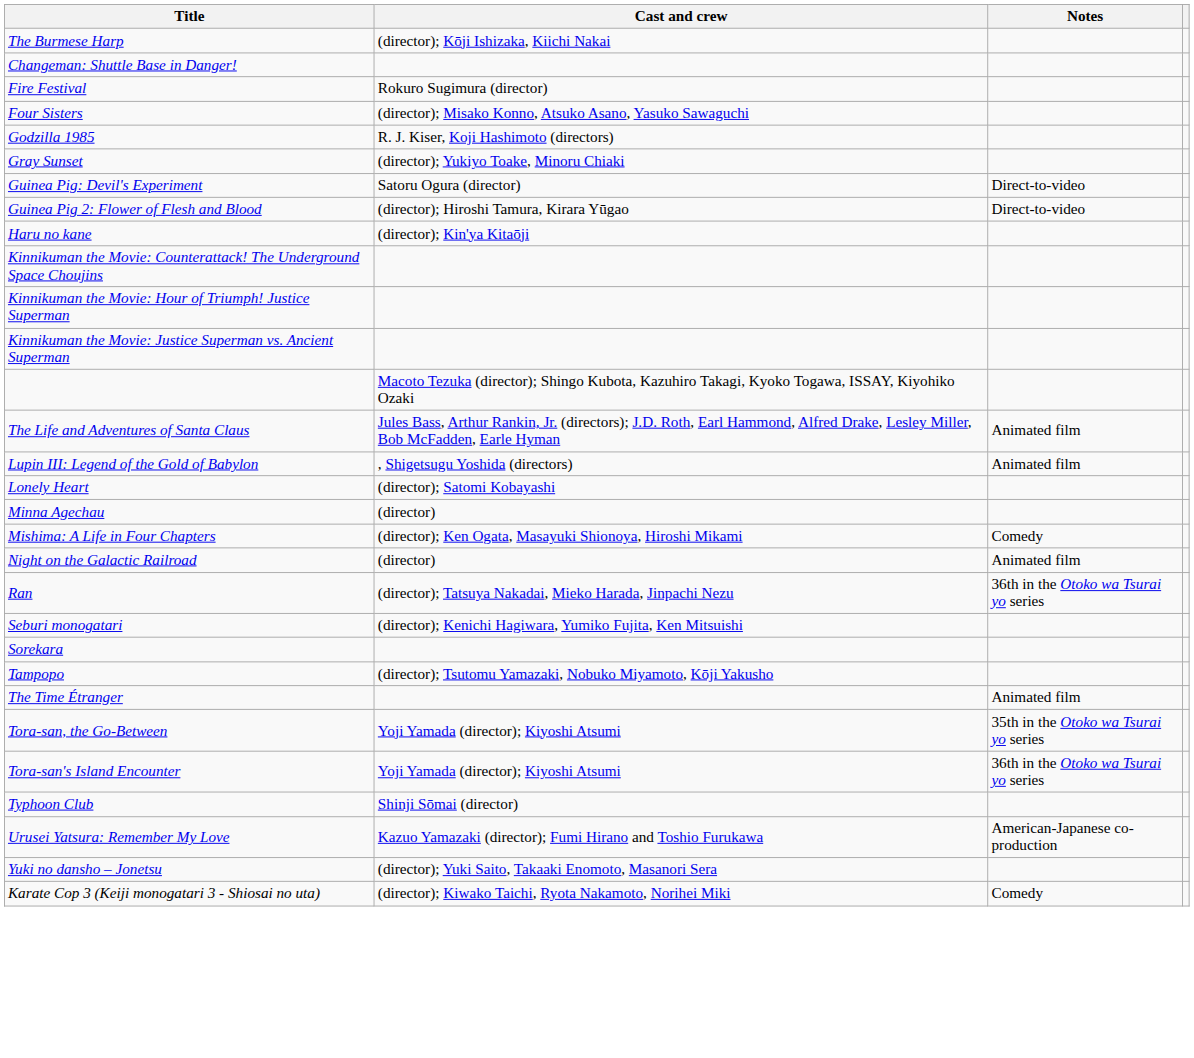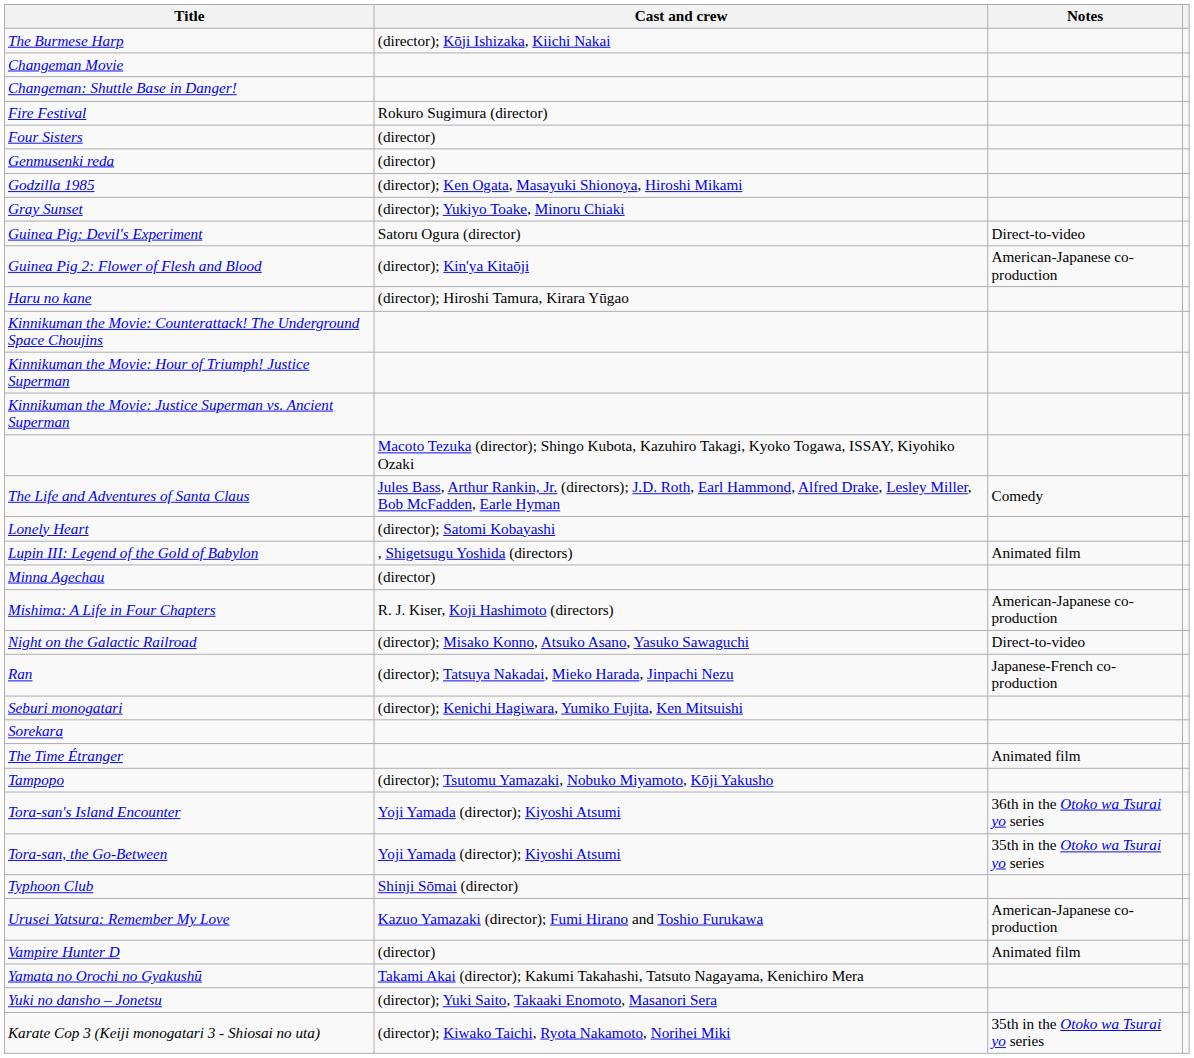+ row: (66, 64)
(563, 112) (director); Misako Konno, Atsuko Asano, Yasuko Sawaguchi -> (407, 137) (director)
+ row: (61, 161)
(496, 137) R. J. Kiser, Koji Hashimoto (directors) -> (560, 185) (director); Ken Ogata, Masayuki Shionoya, Hiroshi Mikami
(503, 209) (director); Hiroshi Tamura, Kirara Yūgao -> (454, 266) (director); Kin'ya Kitaōji
(1038, 209) Direct-to-video -> (1063, 266) American-Japanese co-production
(454, 233) (director); Kin'ya Kitaōji -> (503, 298) (director); Hiroshi Tamura, Kirara Yūgao
(1036, 430) Animated film -> (1017, 496) Comedy
rows swapped: (48, 487) <-> (133, 463)
(560, 535) (director); Ken Ogata, Masayuki Shionoya, Hiroshi Mikami -> (496, 609) R. J. Kiser, Koji Hashimoto (directors)
(1017, 535) Comedy -> (1063, 609) American-Japanese co-production
(407, 560) (director) -> (563, 642) (director); Misako Konno, Atsuko Asano, Yasuko Sawaguchi
(1036, 560) Animated film -> (1038, 642) Direct-to-video
(1076, 592) 36th in the Otoko wa Tsurai yo series -> (1054, 675) Japanese-French co-production
rows swapped: (36, 673) <-> (65, 697)
rows swapped: (88, 730) <-> (94, 771)
+ row: (64, 951)
+ row: (105, 976)
(1017, 893) Comedy -> (1076, 1032) 35th in the Otoko wa Tsurai yo series
